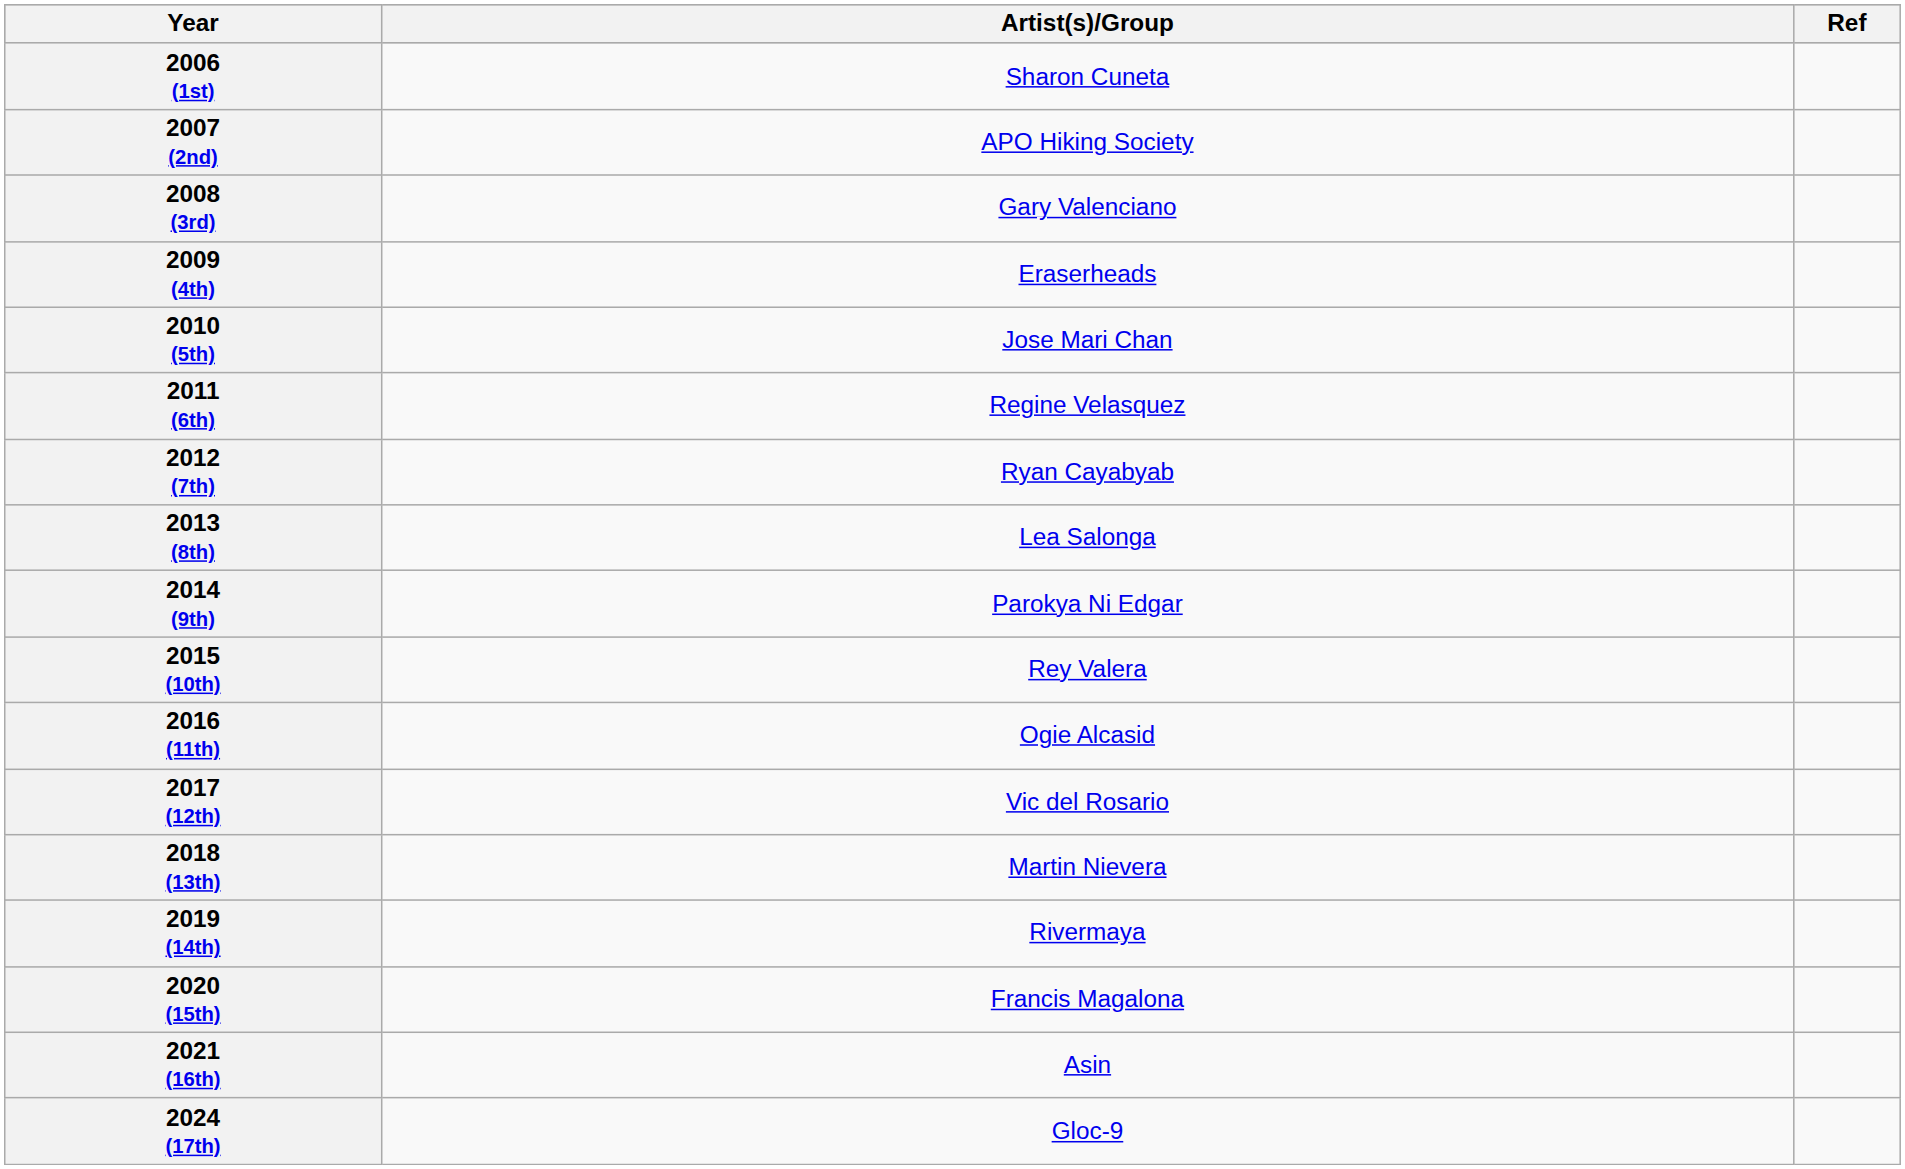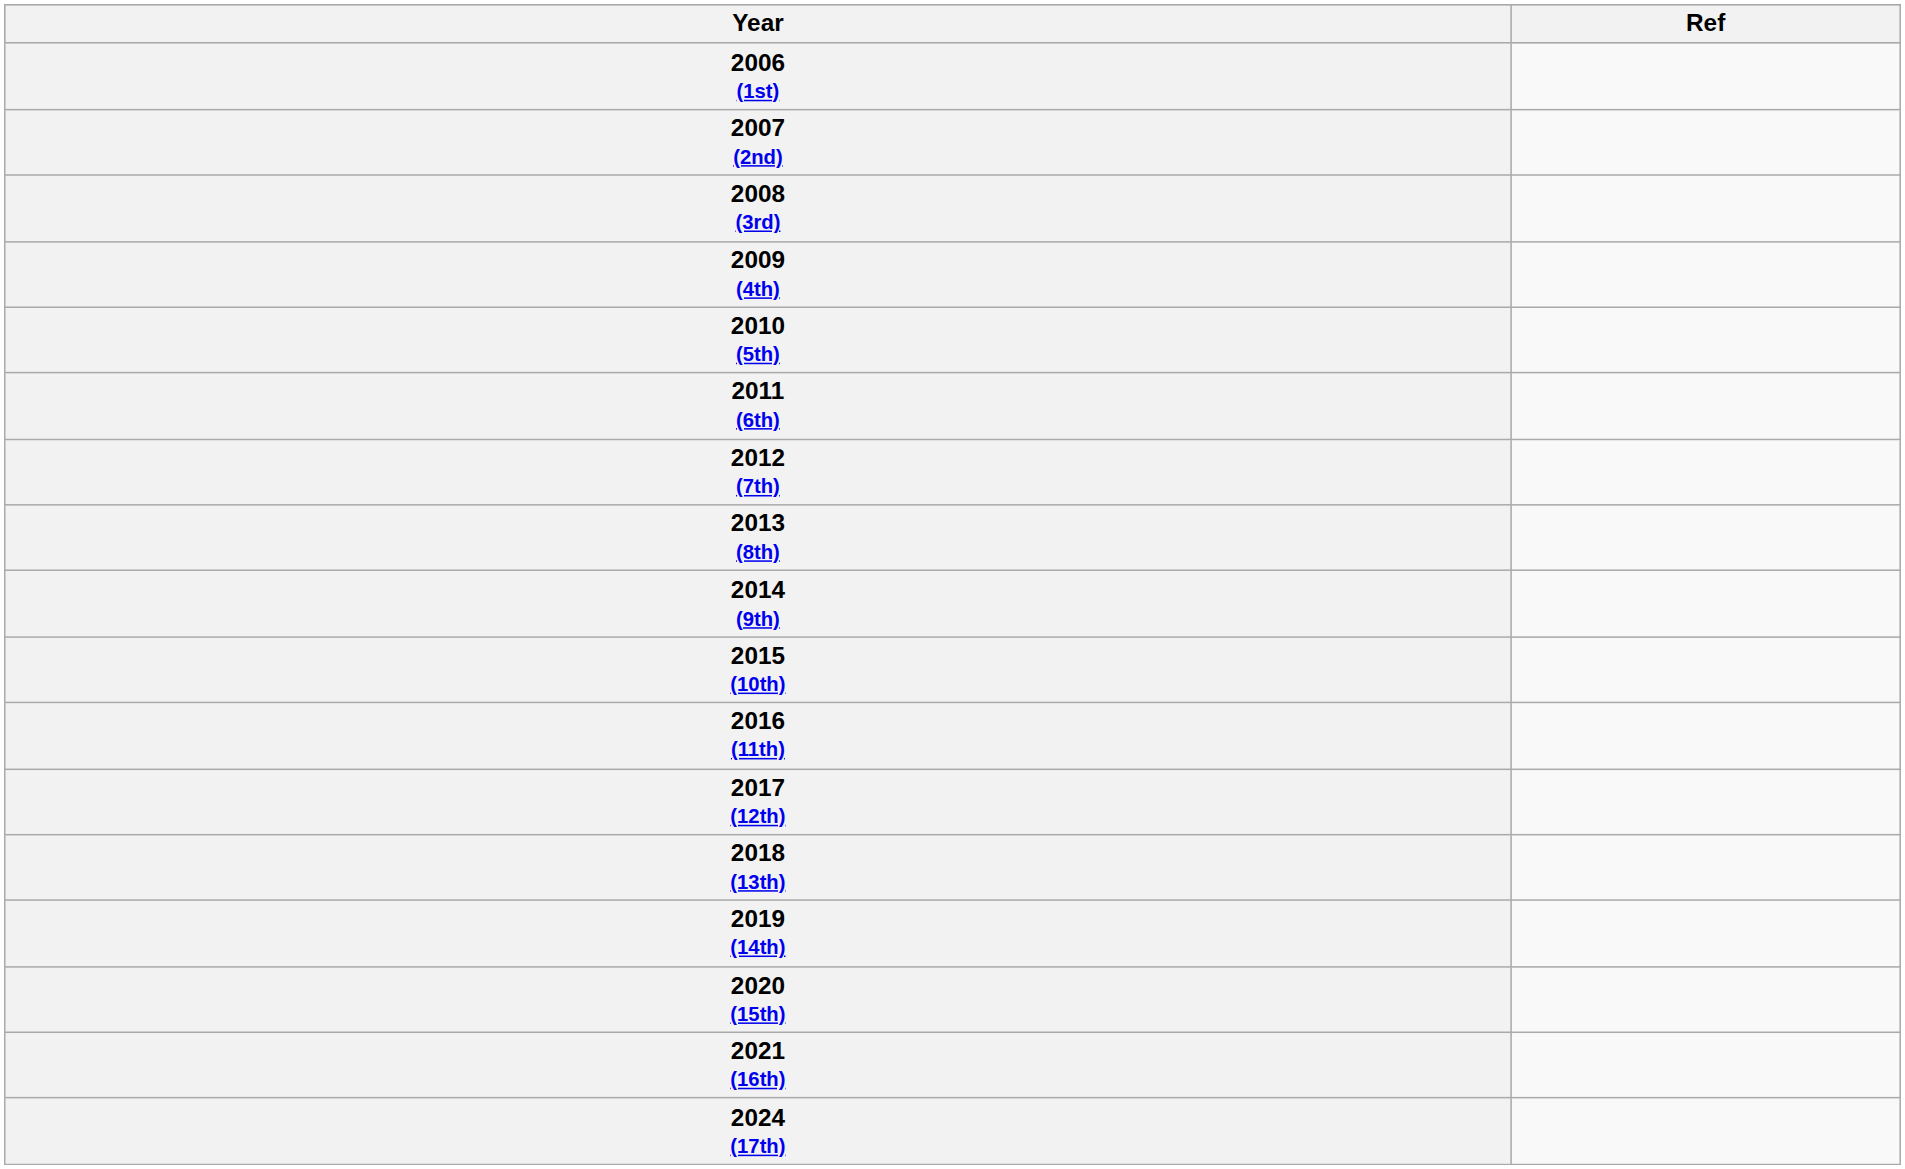- column: (1087, 23)
